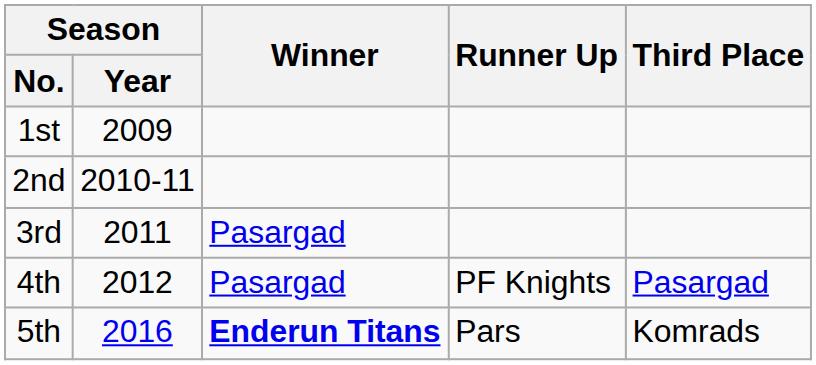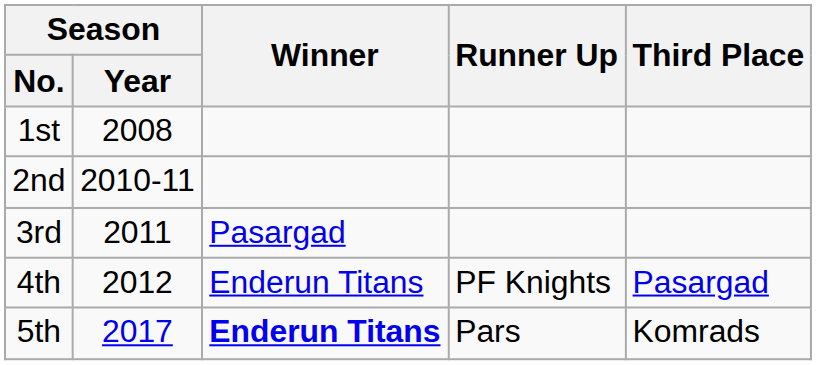(137, 130) 2009 -> (137, 130) 2008
(277, 282) Pasargad -> (316, 282) Enderun Titans
(137, 332) 2016 -> (137, 332) 2017
